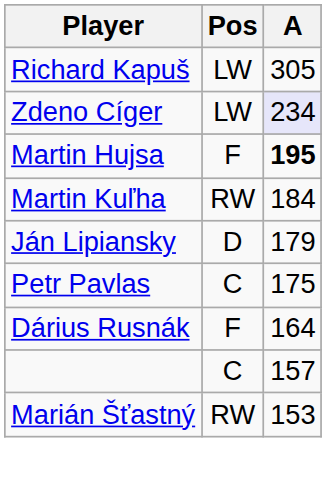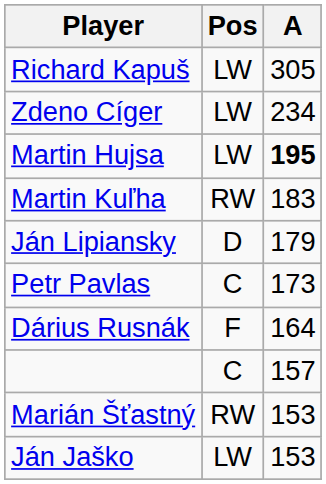(293, 112) lavender background -> (293, 112) no background
(233, 155) F -> (233, 155) LW
(293, 198) 184 -> (293, 198) 183
(293, 284) 175 -> (293, 284) 173
+ row: (72, 457)
